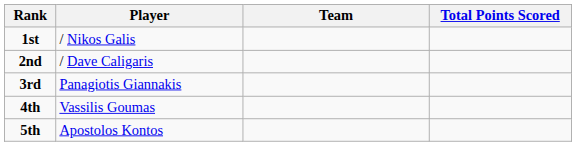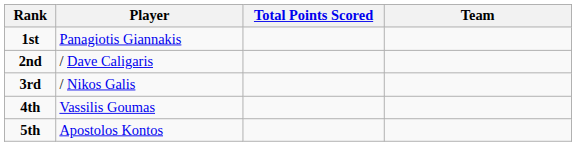columns swapped: (336, 15) <-> (500, 15)
(97, 38) / Nikos Galis -> (120, 38) Panagiotis Giannakis
(120, 84) Panagiotis Giannakis -> (97, 84) / Nikos Galis
